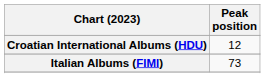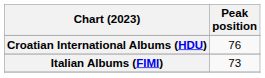(235, 44) 12 -> (235, 44) 76
